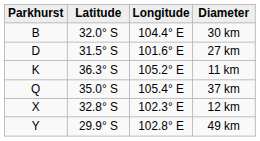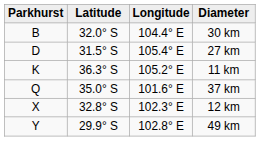(161, 51) 101.6° E -> (161, 51) 105.4° E
(161, 88) 105.4° E -> (161, 88) 101.6° E
